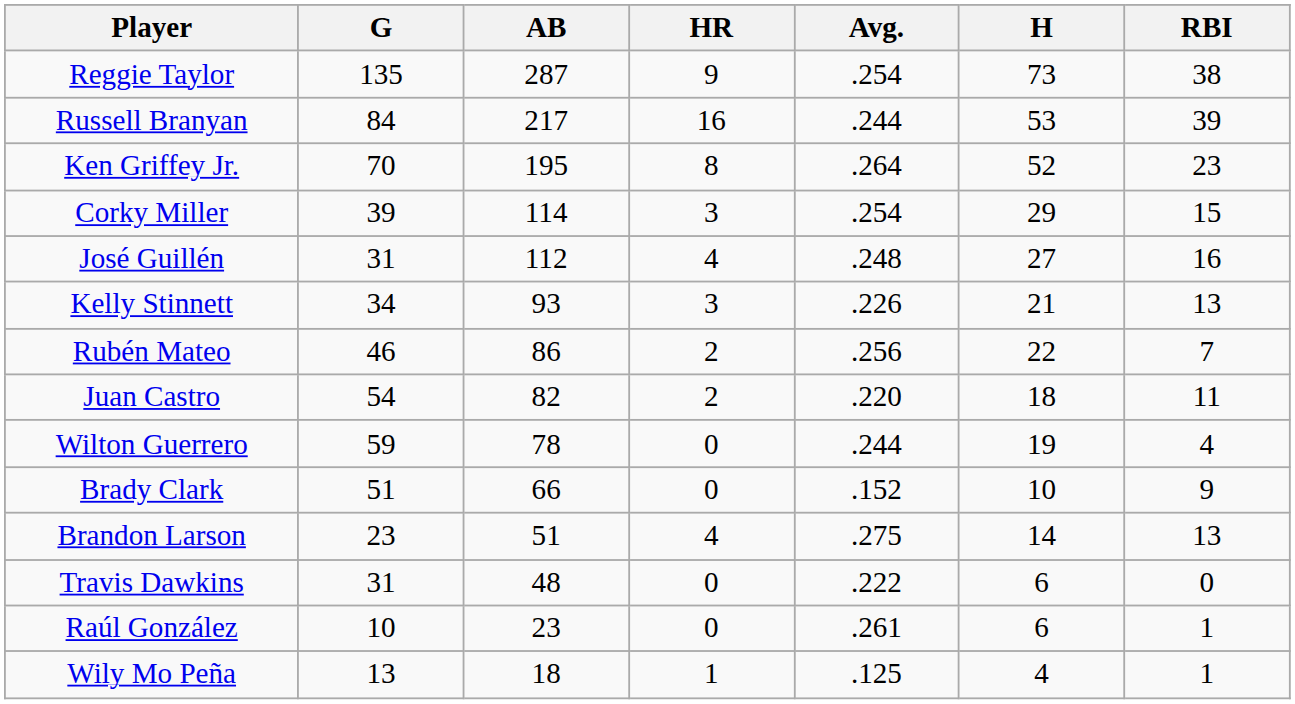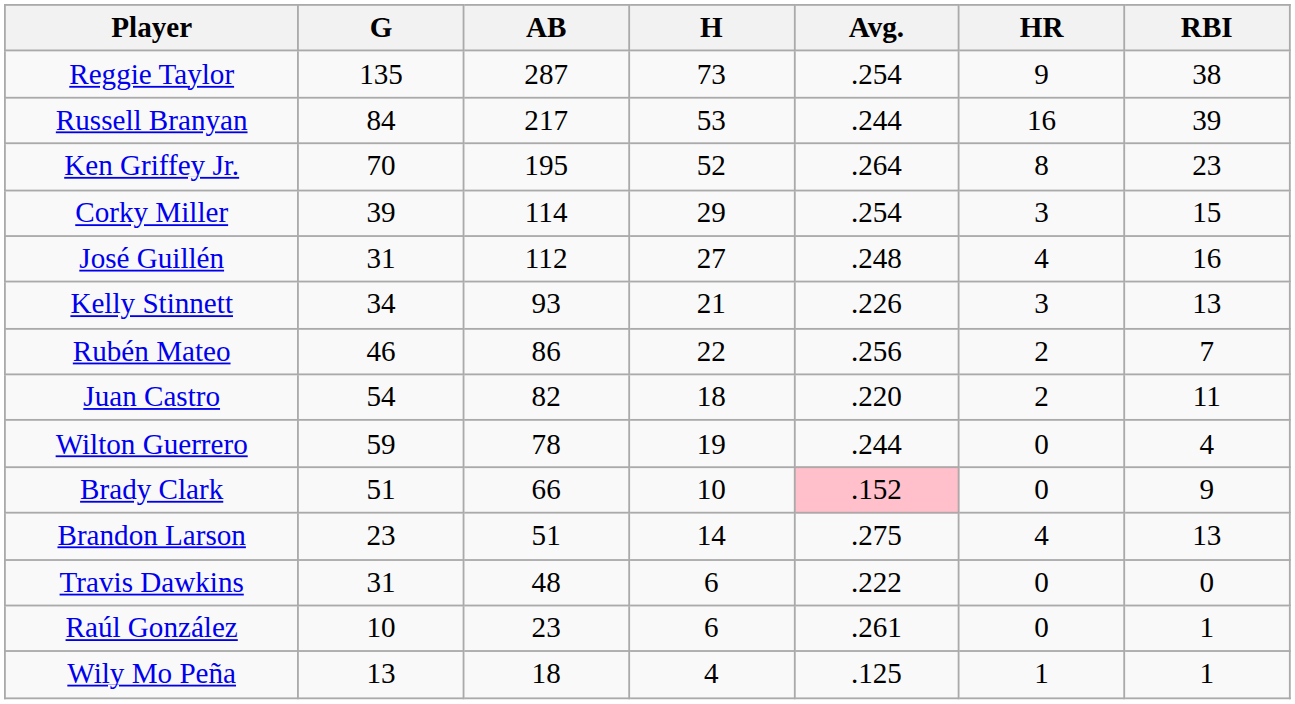columns swapped: (1042, 27) <-> (711, 27)
(876, 489) no background -> (876, 489) pink background
